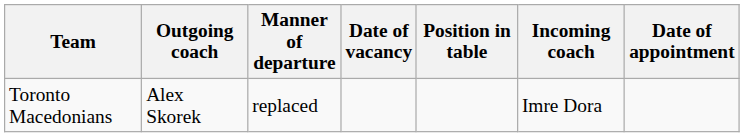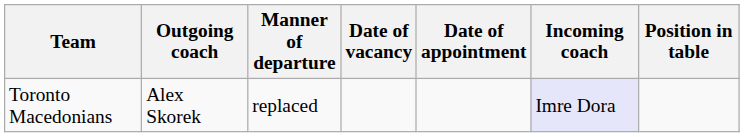columns swapped: (467, 41) <-> (682, 41)
(562, 105) no background -> (575, 105) lavender background
